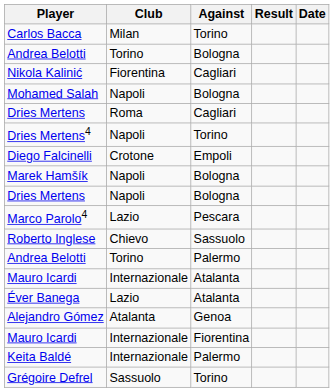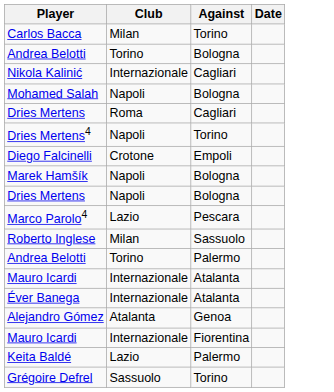- column: (274, 14)
(137, 73) Fiorentina -> (149, 73) Internazionale
(129, 238) Chievo -> (124, 238) Milan
(124, 298) Lazio -> (149, 298) Internazionale
(149, 357) Internazionale -> (124, 357) Lazio
